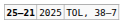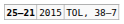(50, 12) 2025 -> (50, 12) 2015
